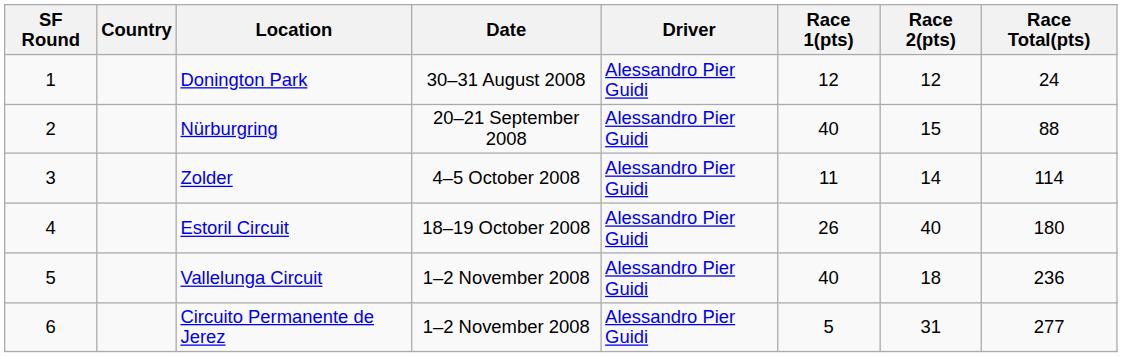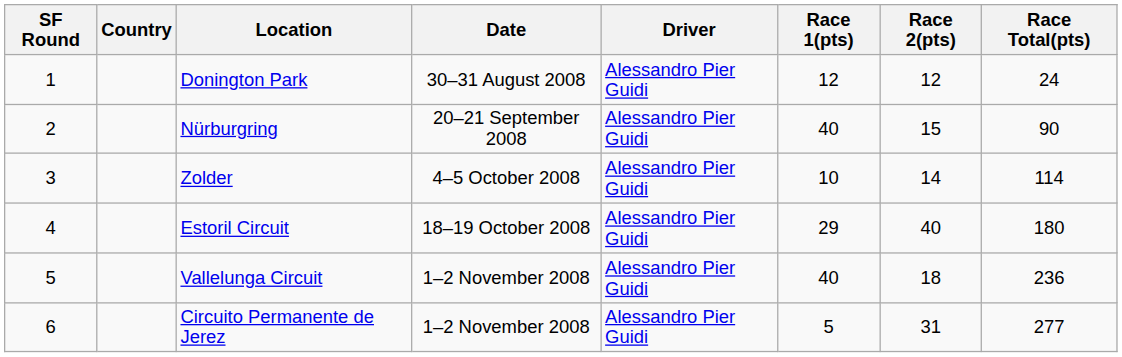(1049, 129) 88 -> (1049, 129) 90
(829, 179) 11 -> (829, 179) 10
(829, 228) 26 -> (829, 228) 29
